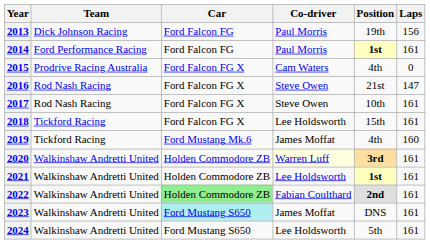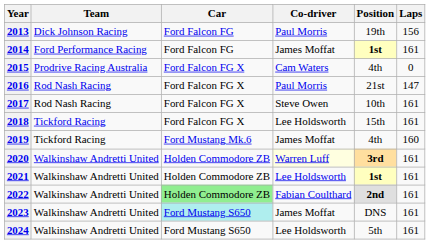(301, 49) Paul Morris -> (305, 49) James Moffat
(302, 85) Steve Owen -> (301, 85) Paul Morris
